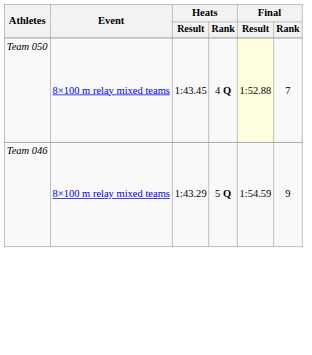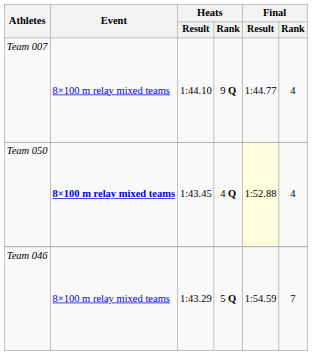+ row: (27, 47)
(111, 90) normal -> (114, 194) bold
(288, 90) 7 -> (293, 194) 4
(288, 194) 9 -> (293, 299) 7
